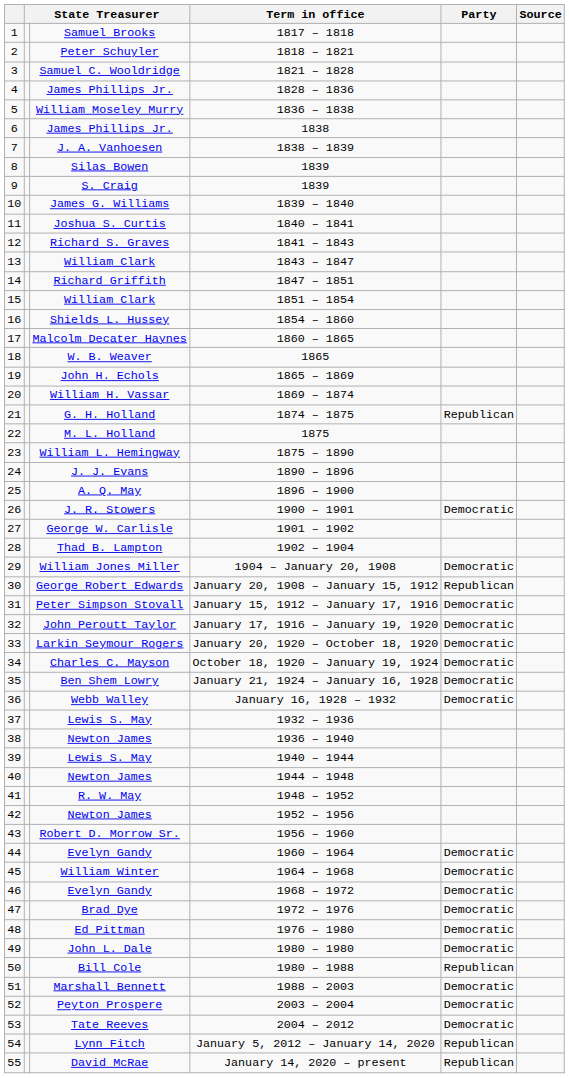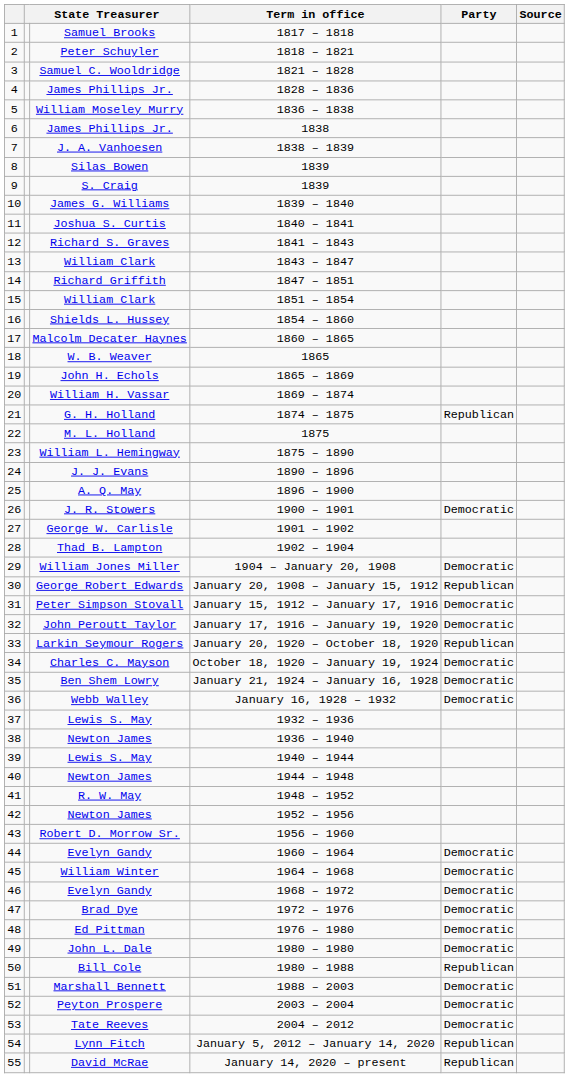(479, 643) Democratic -> (479, 643) Republican
